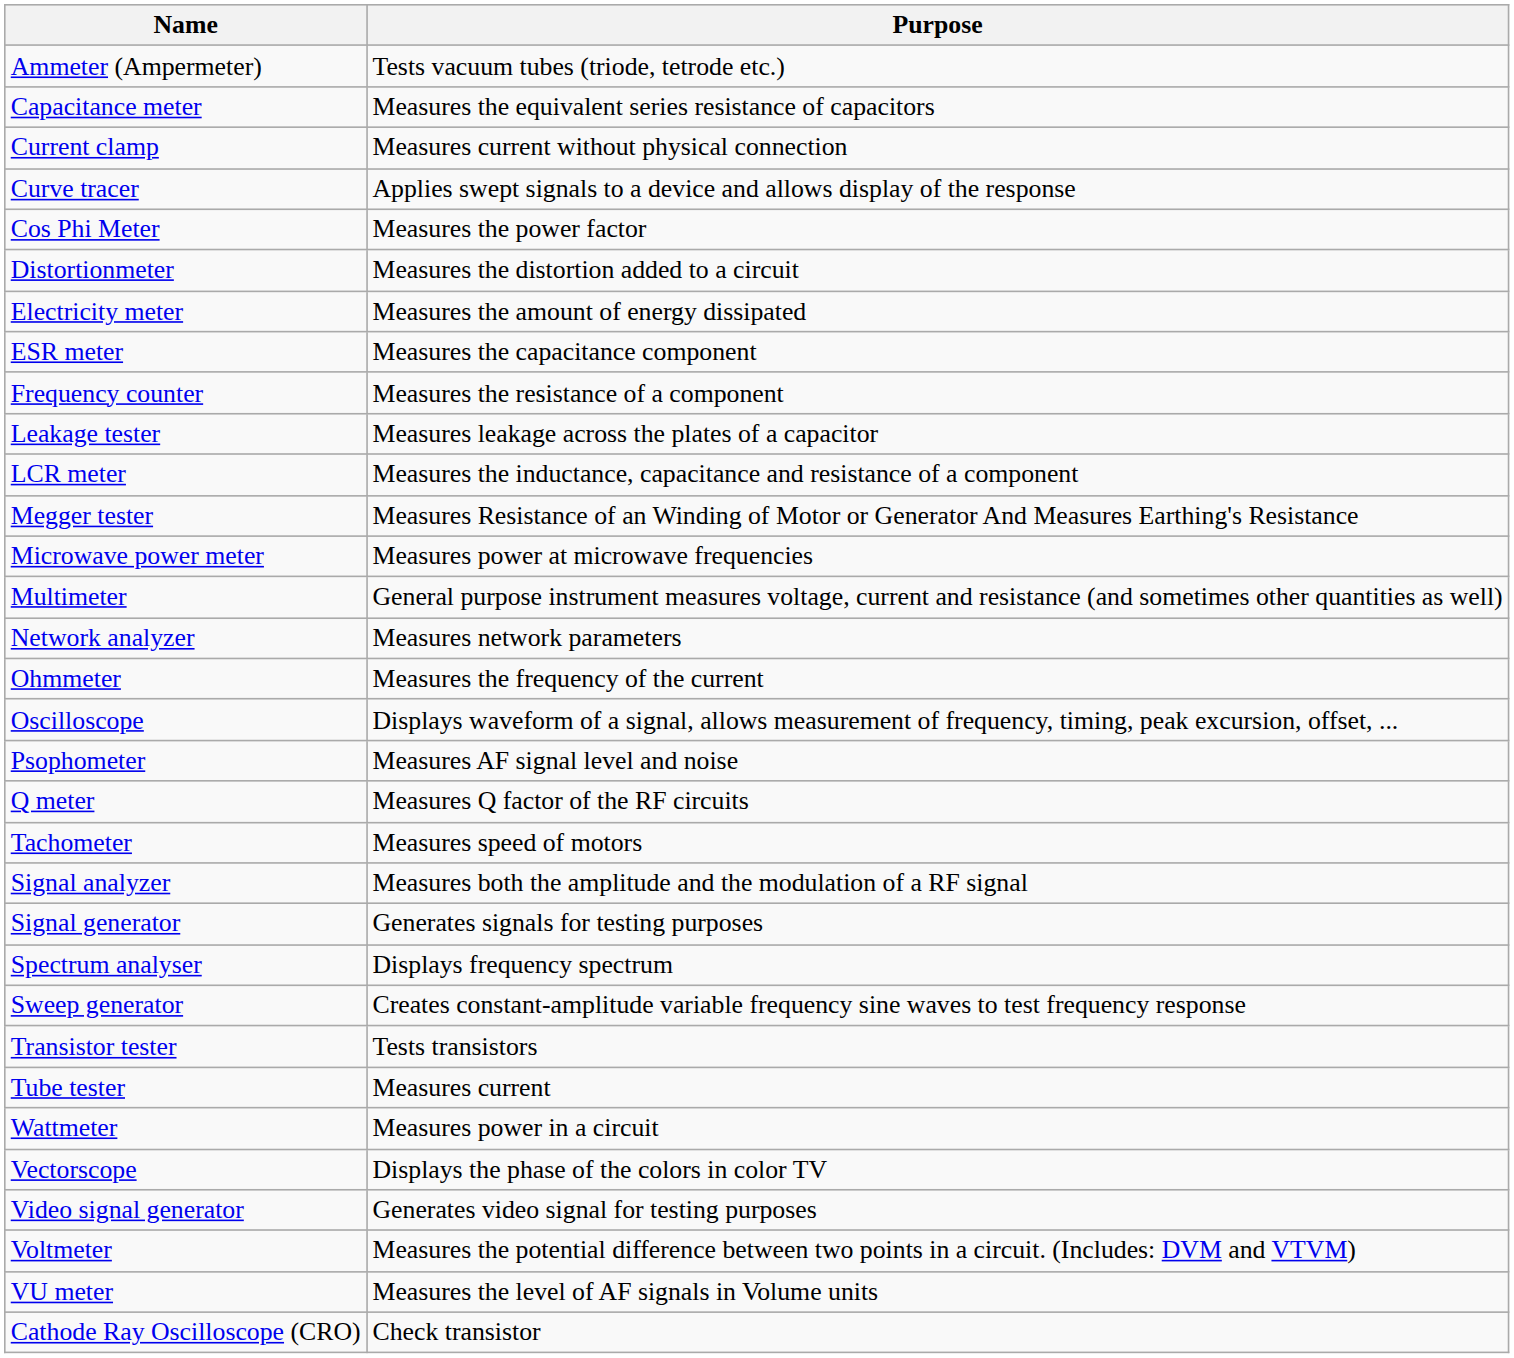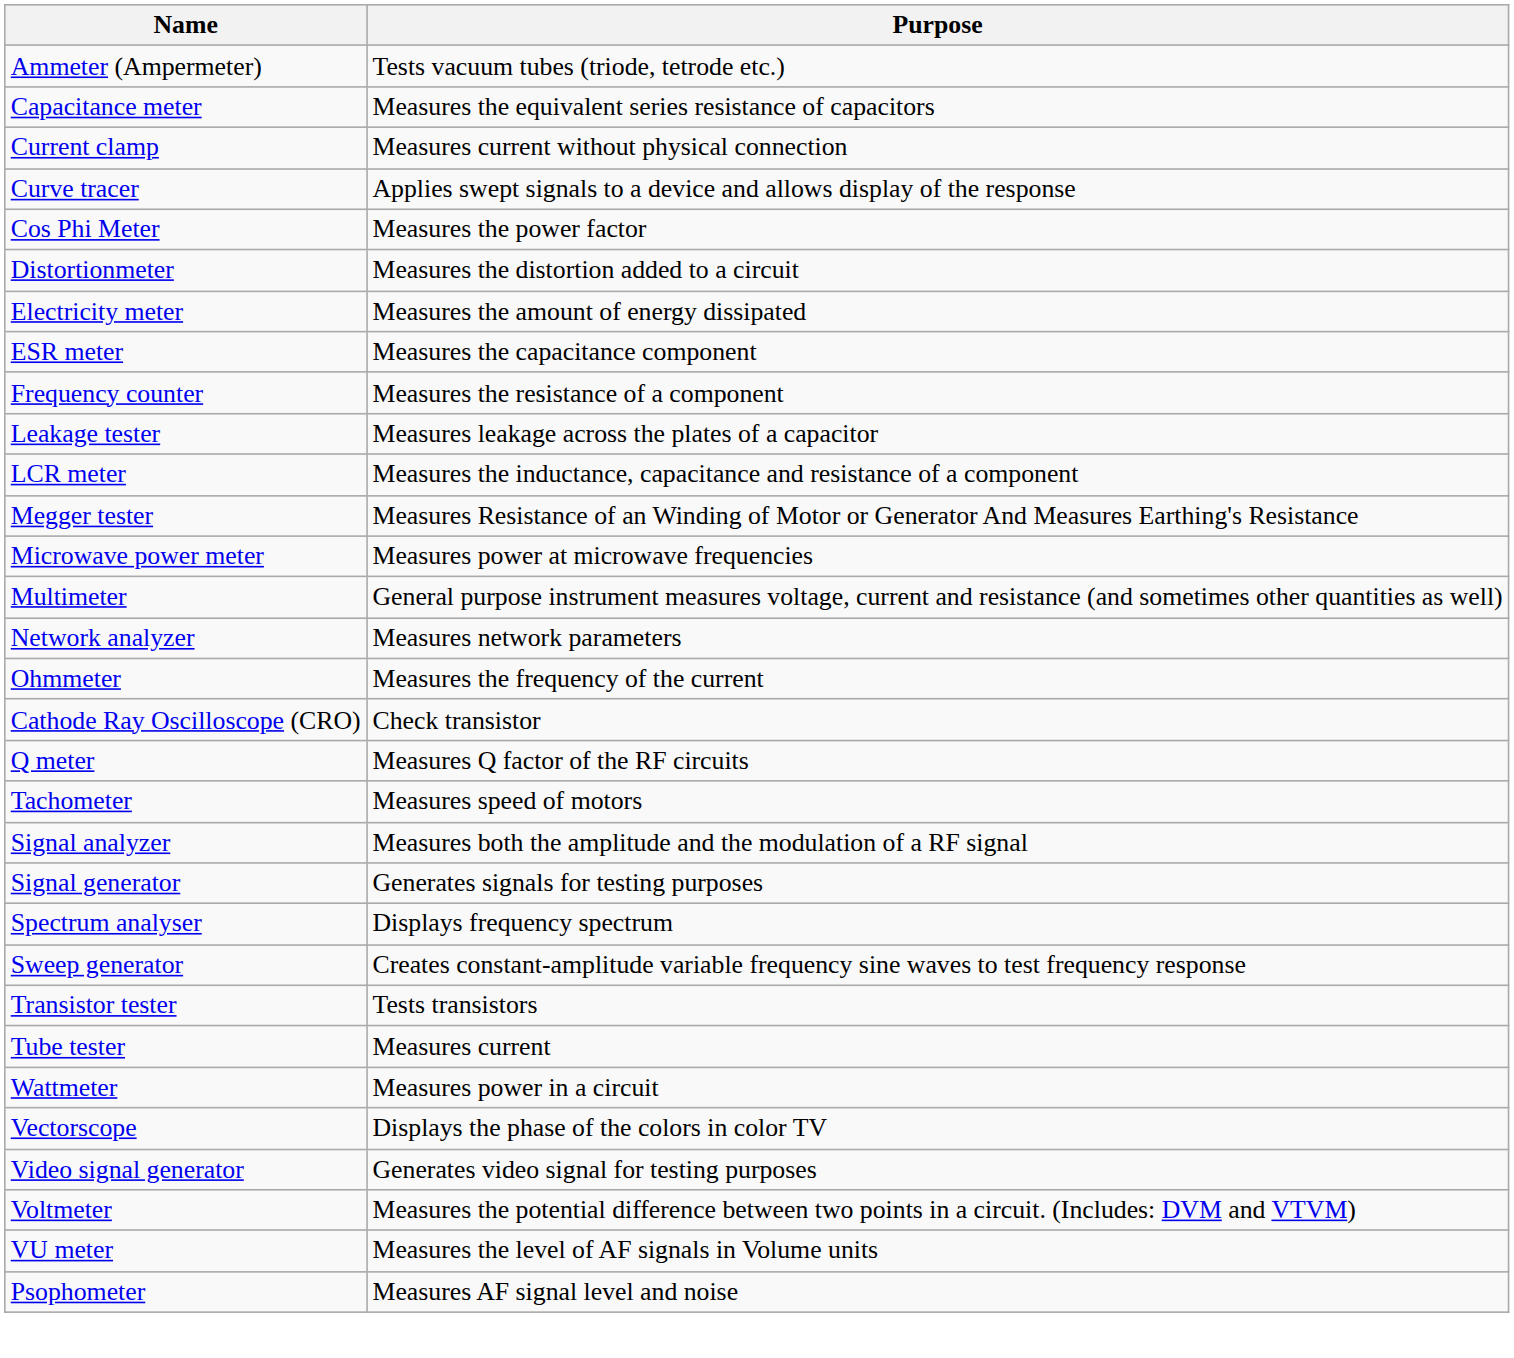- row: (77, 719)
rows swapped: (78, 760) <-> (186, 1332)
